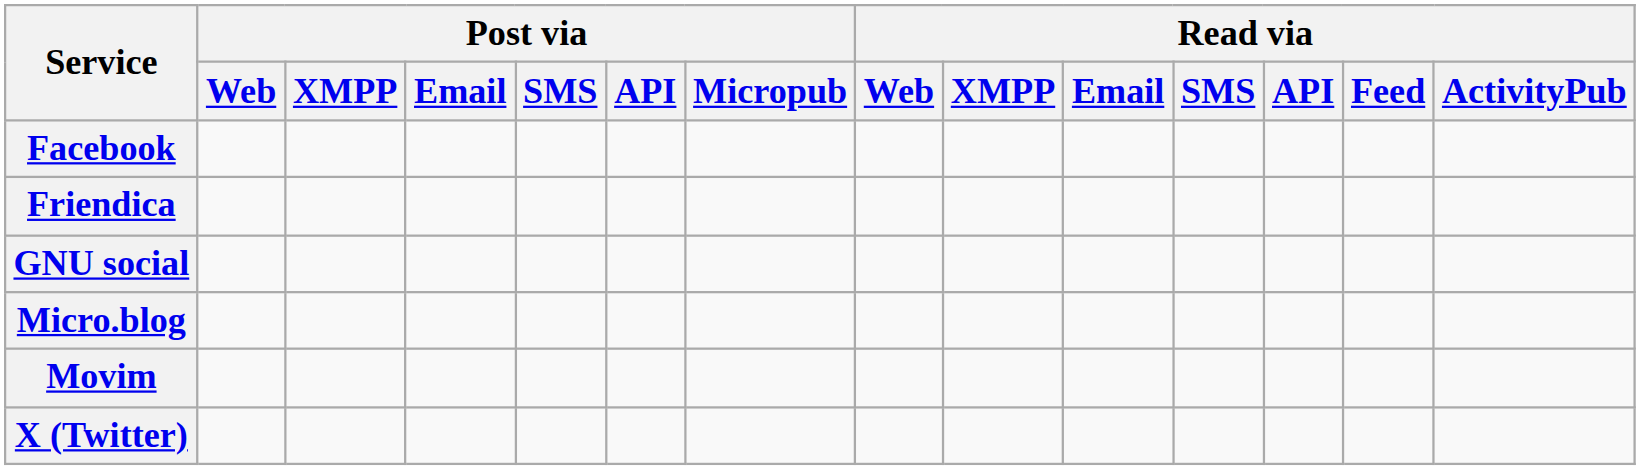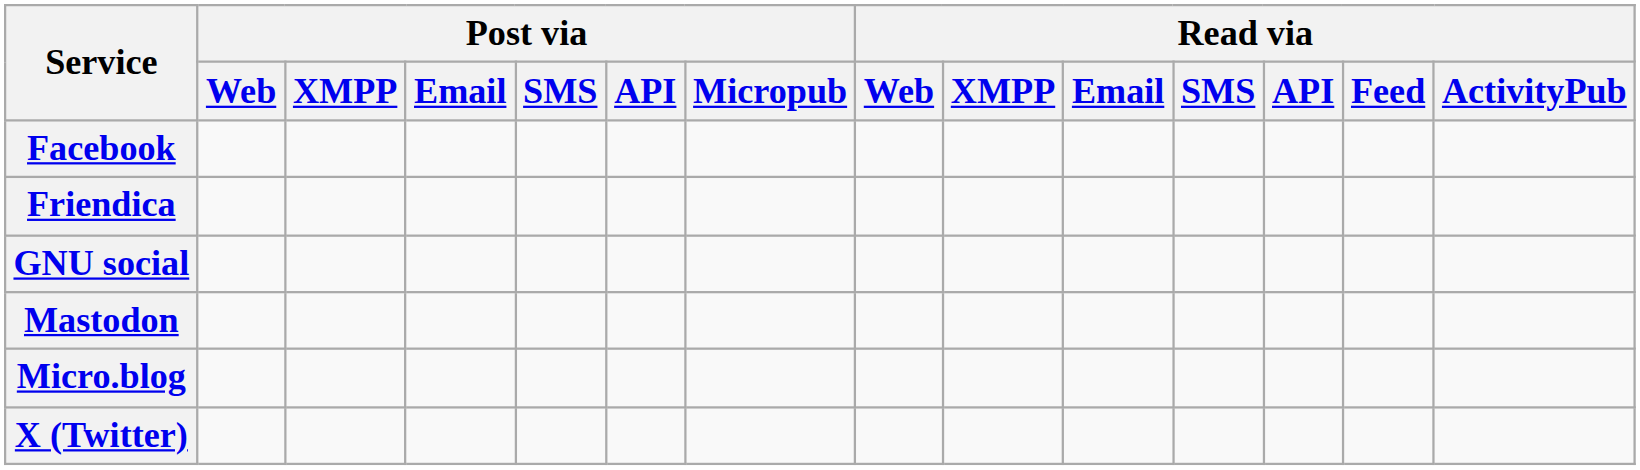+ row: (101, 319)
- row: (101, 377)
